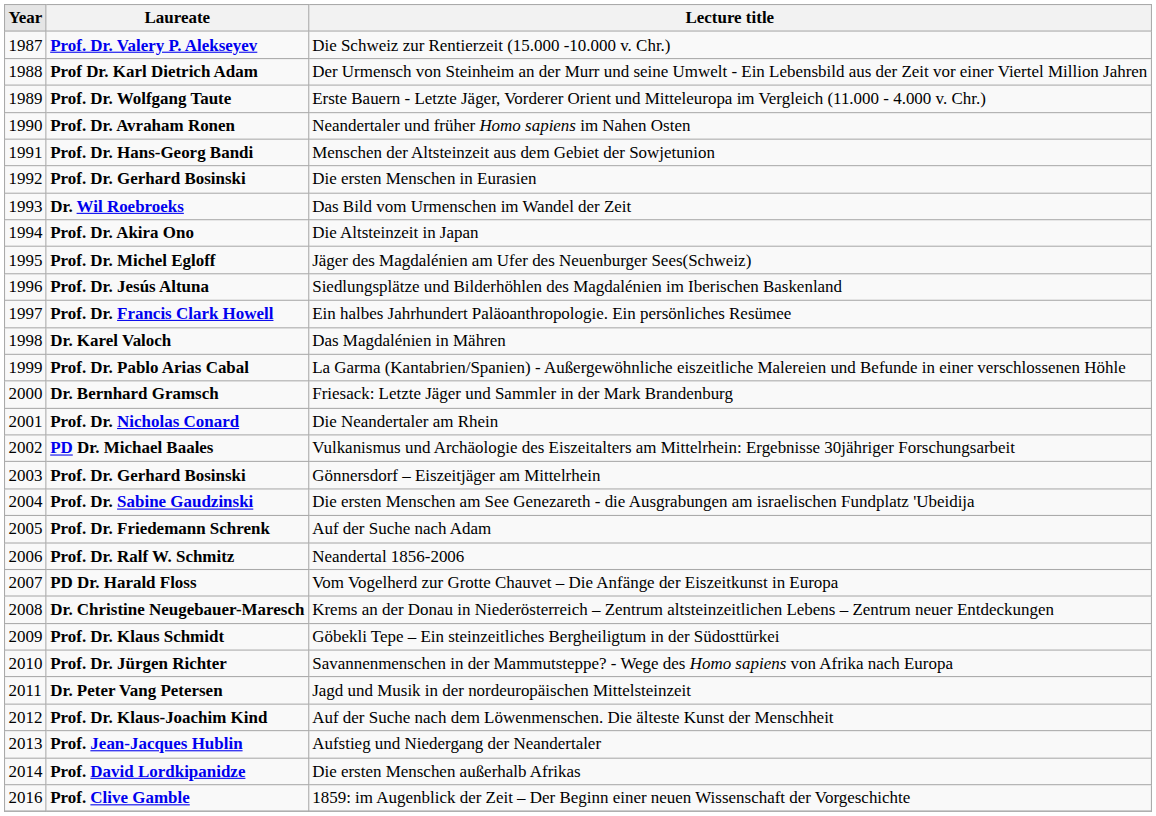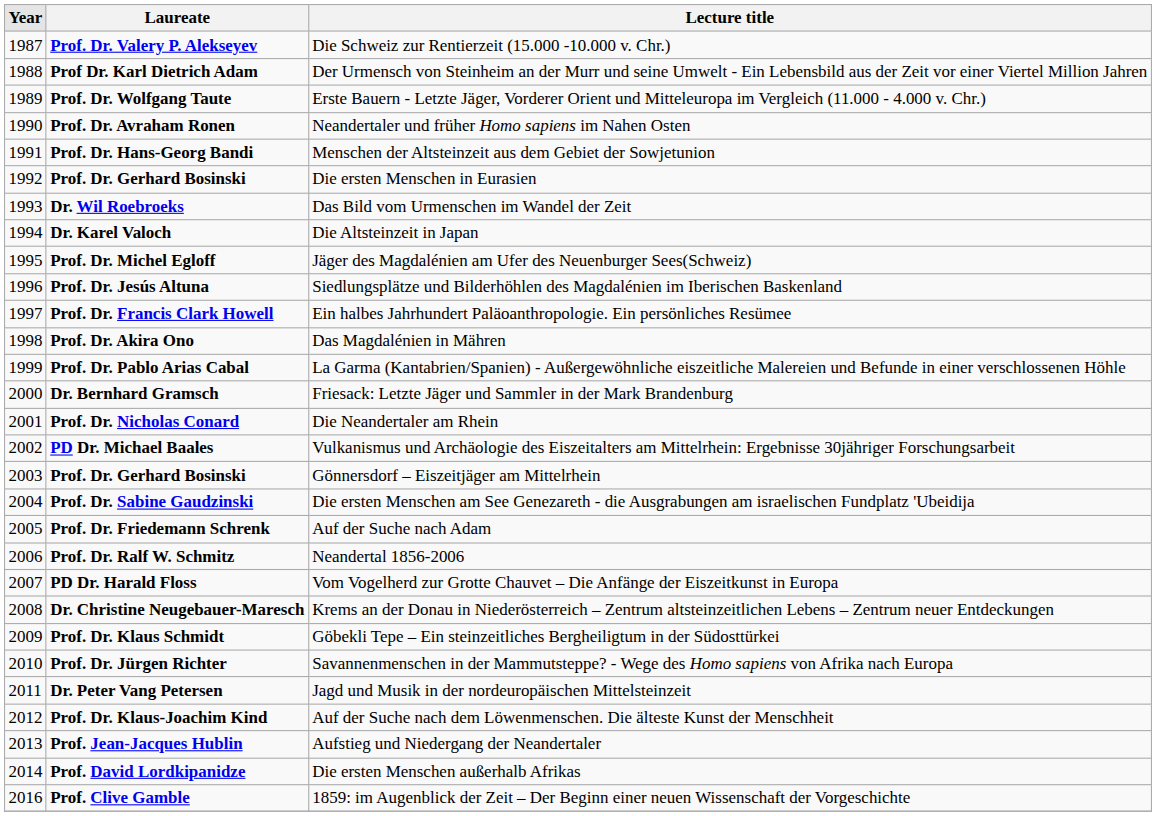(122, 233) Prof. Dr. Akira Ono -> (111, 233) Dr. Karel Valoch
(111, 340) Dr. Karel Valoch -> (122, 340) Prof. Dr. Akira Ono
